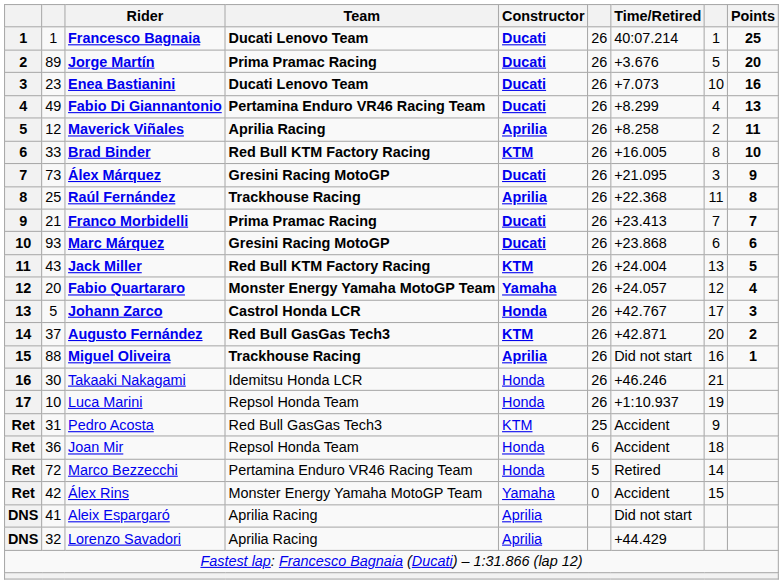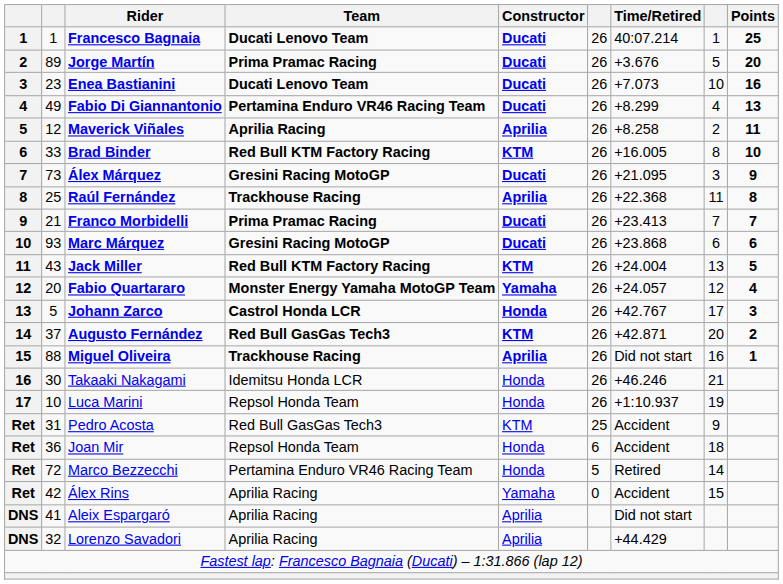(355, 493) Monster Energy Yamaha MotoGP Team -> (273, 493) Aprilia Racing
